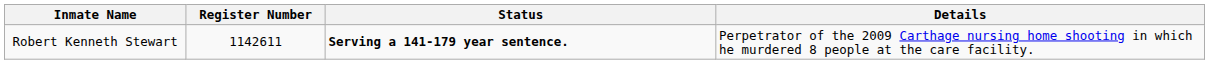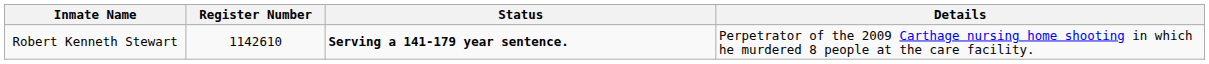(256, 42) 1142611 -> (256, 42) 1142610
